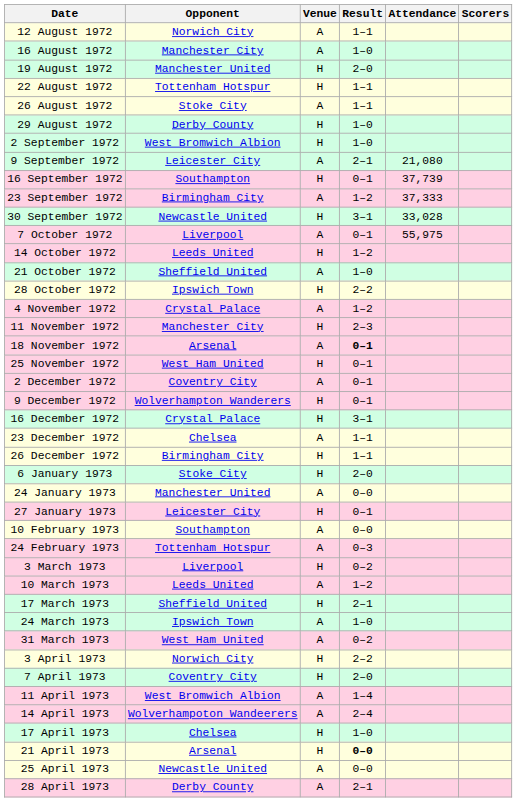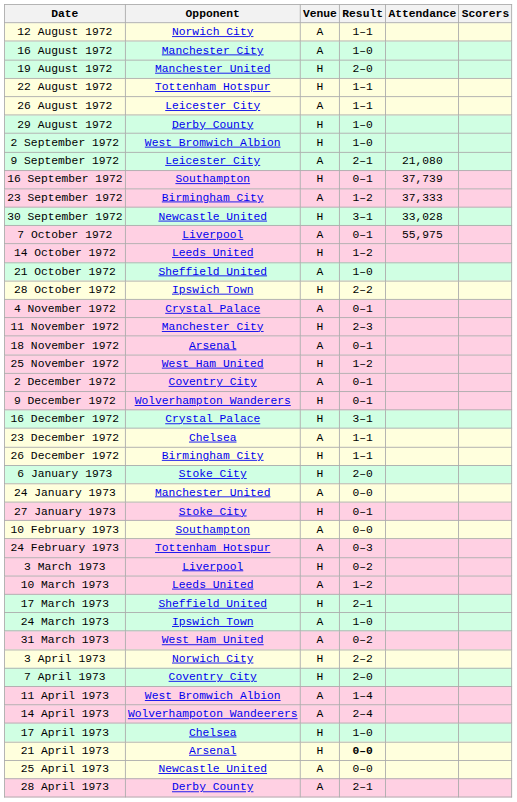(213, 106) Stoke City -> (213, 106) Leicester City
(363, 309) 1–2 -> (363, 309) 0–1
(363, 345) bold -> (363, 345) normal
(363, 364) 0–1 -> (363, 364) 1–2
(213, 511) Leicester City -> (213, 511) Stoke City
